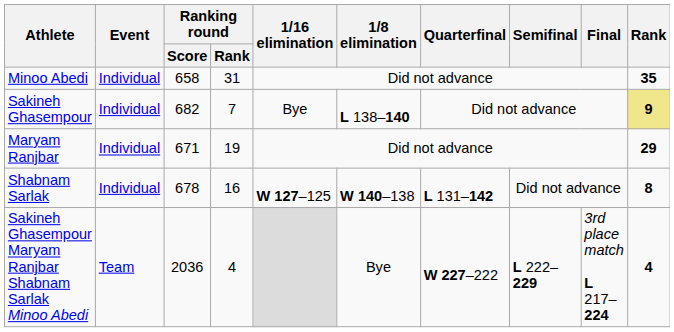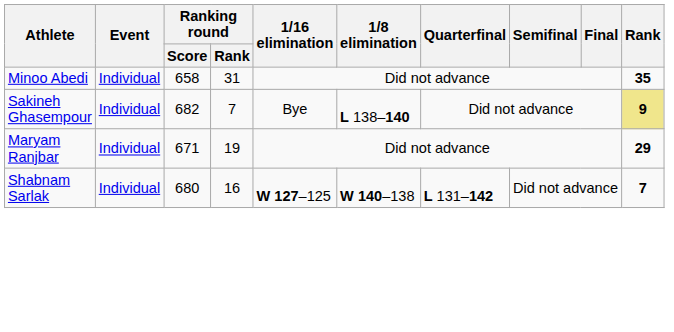(187, 188) 678 -> (187, 188) 680
(648, 188) 8 -> (643, 188) 7
- row: (50, 267)
